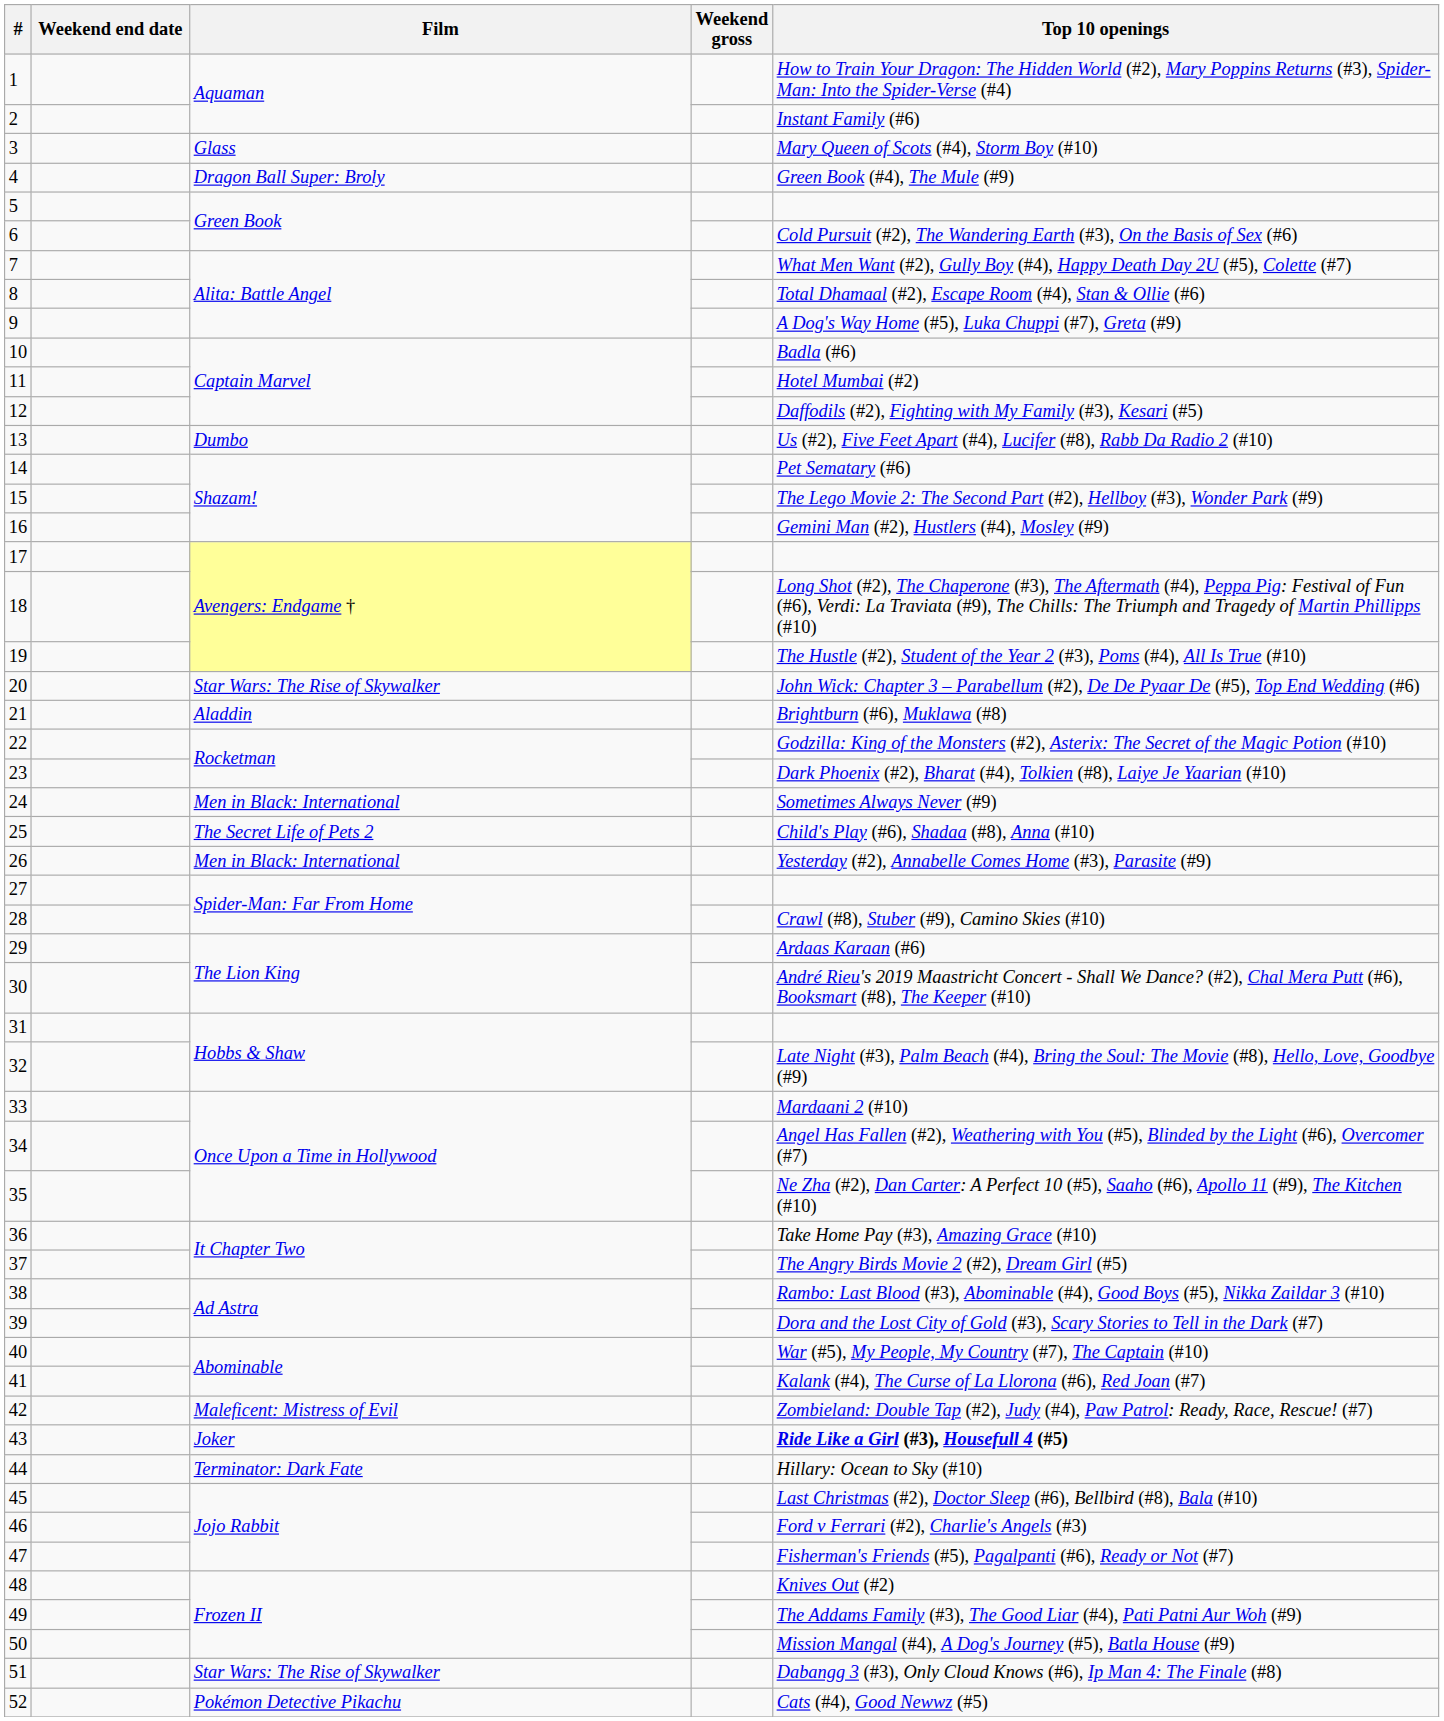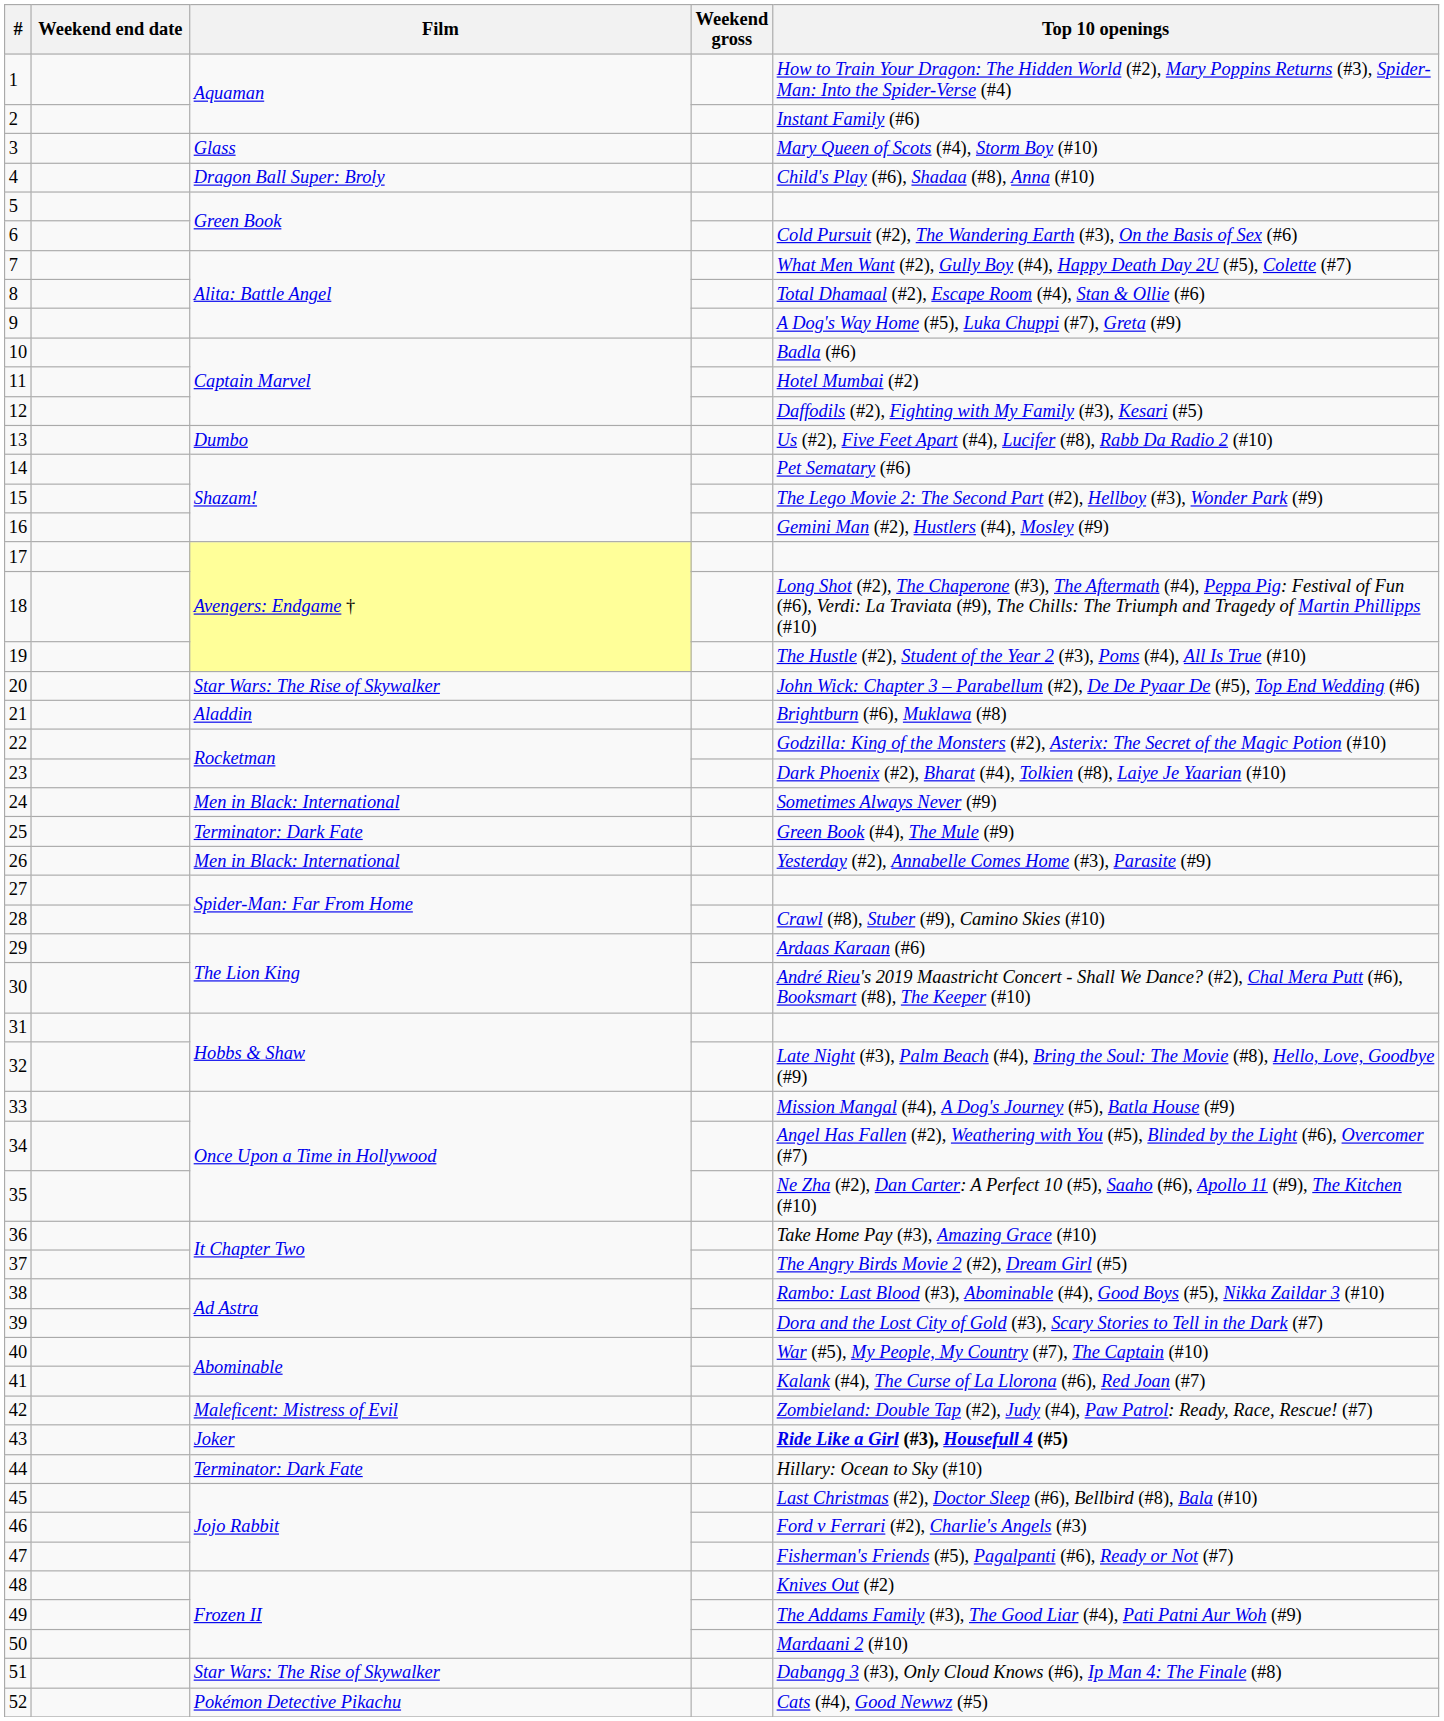(895, 177) Green Book (#4), The Mule (#9) -> (936, 177) Child's Play (#6), Shadaa (#8), Anna (#10)
(284, 831) The Secret Life of Pets 2 -> (278, 831) Terminator: Dark Fate
(936, 831) Child's Play (#6), Shadaa (#8), Anna (#10) -> (895, 831) Green Book (#4), The Mule (#9)
(842, 1106) Mardaani 2 (#10) -> (1006, 1106) Mission Mangal (#4), A Dog's Journey (#5), Batla House (#9)
(1006, 1643) Mission Mangal (#4), A Dog's Journey (#5), Batla House (#9) -> (842, 1643) Mardaani 2 (#10)
